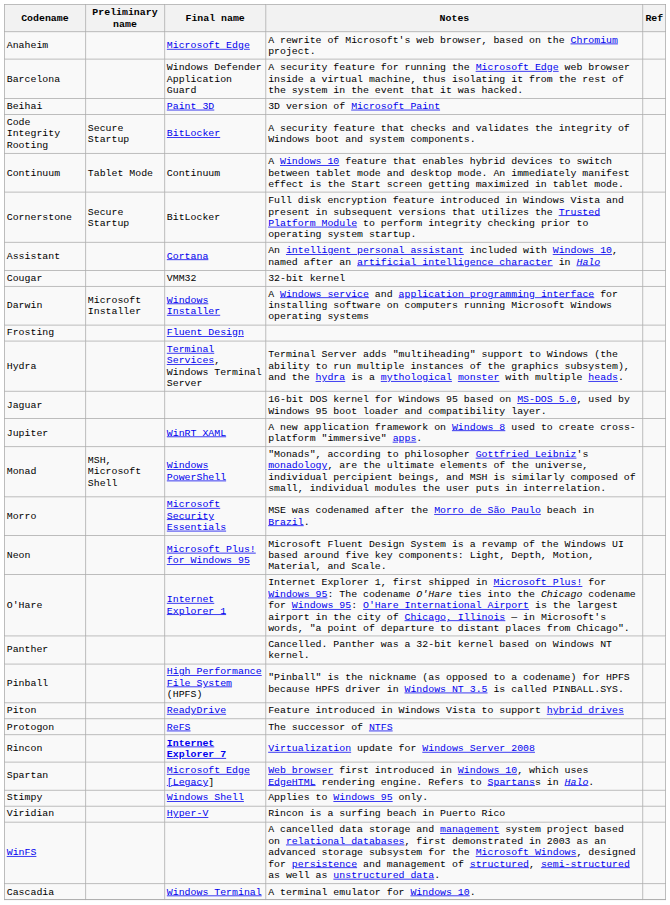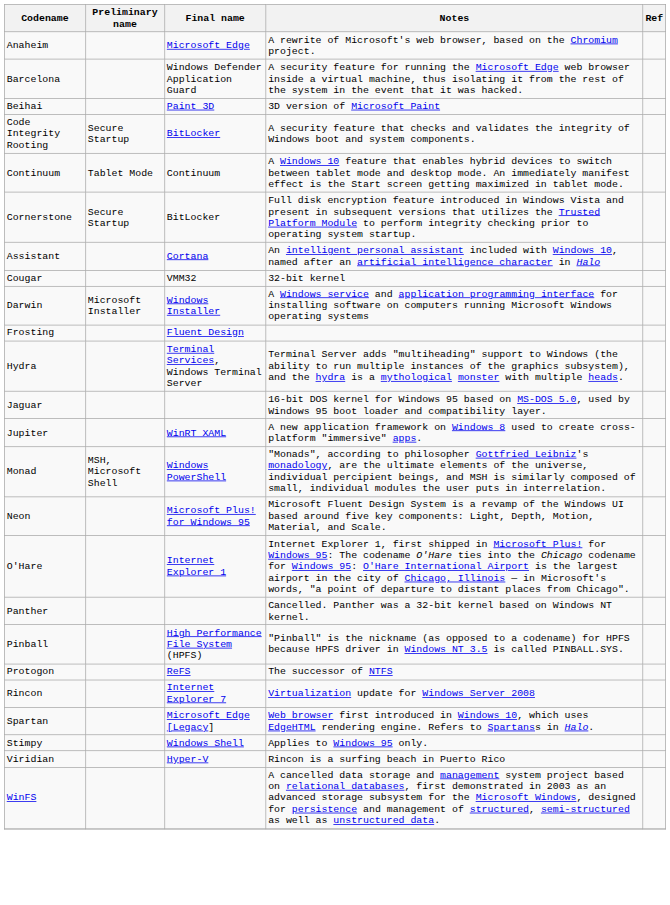- row: (22, 516)
- row: (22, 711)
(196, 749) bold -> (196, 694) normal
- row: (30, 892)
